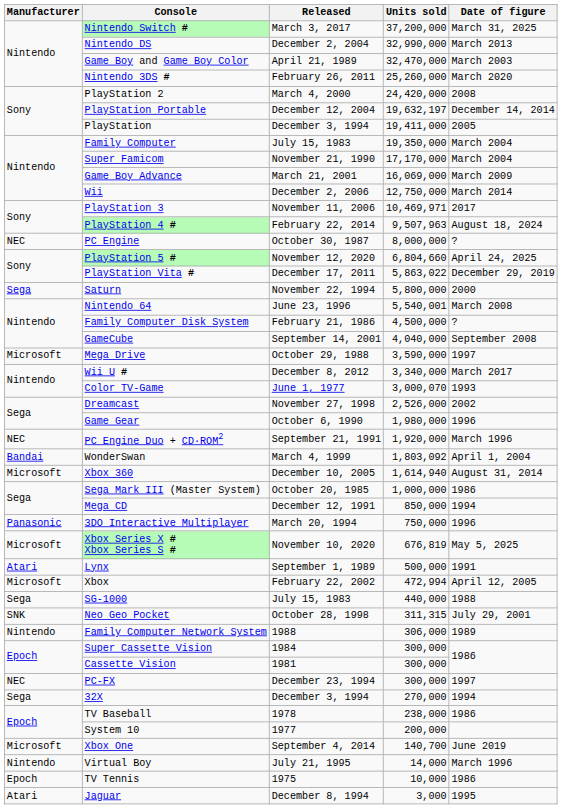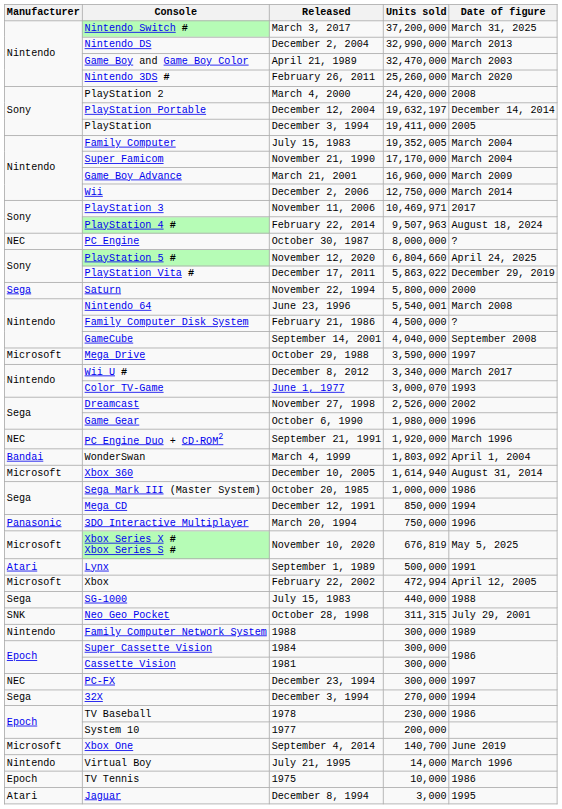(416, 144) 19,350,000 -> (416, 144) 19,352,005
(416, 176) 16,069,000 -> (416, 176) 16,960,000
(425, 633) 306,000 -> (425, 633) 300,000
(425, 714) 238,000 -> (425, 714) 230,000
